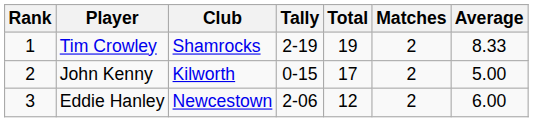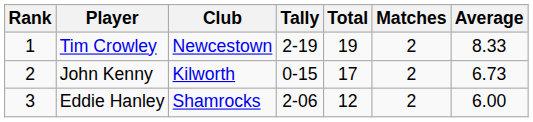(217, 46) Shamrocks -> (222, 46) Newcestown
(489, 74) 5.00 -> (489, 74) 6.73
(222, 102) Newcestown -> (217, 102) Shamrocks
